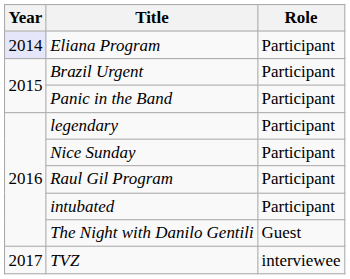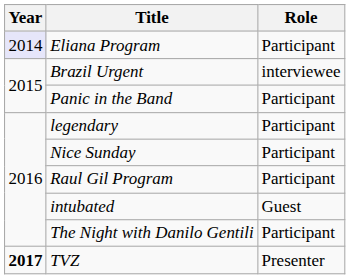(298, 71) Participant -> (301, 71) interviewee
(298, 206) Participant -> (281, 206) Guest
(281, 233) Guest -> (298, 233) Participant
(25, 260) normal -> (25, 260) bold
(301, 260) interviewee -> (293, 260) Presenter
